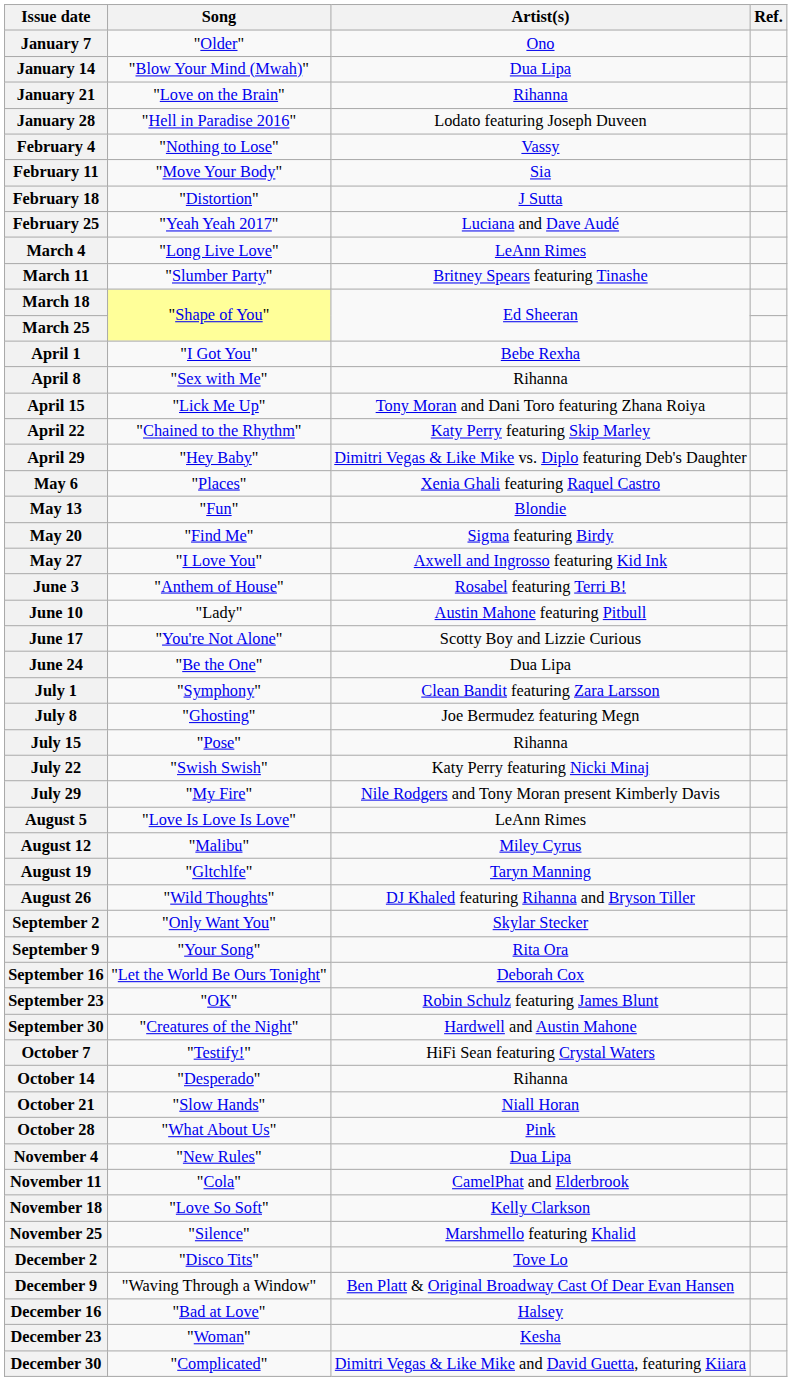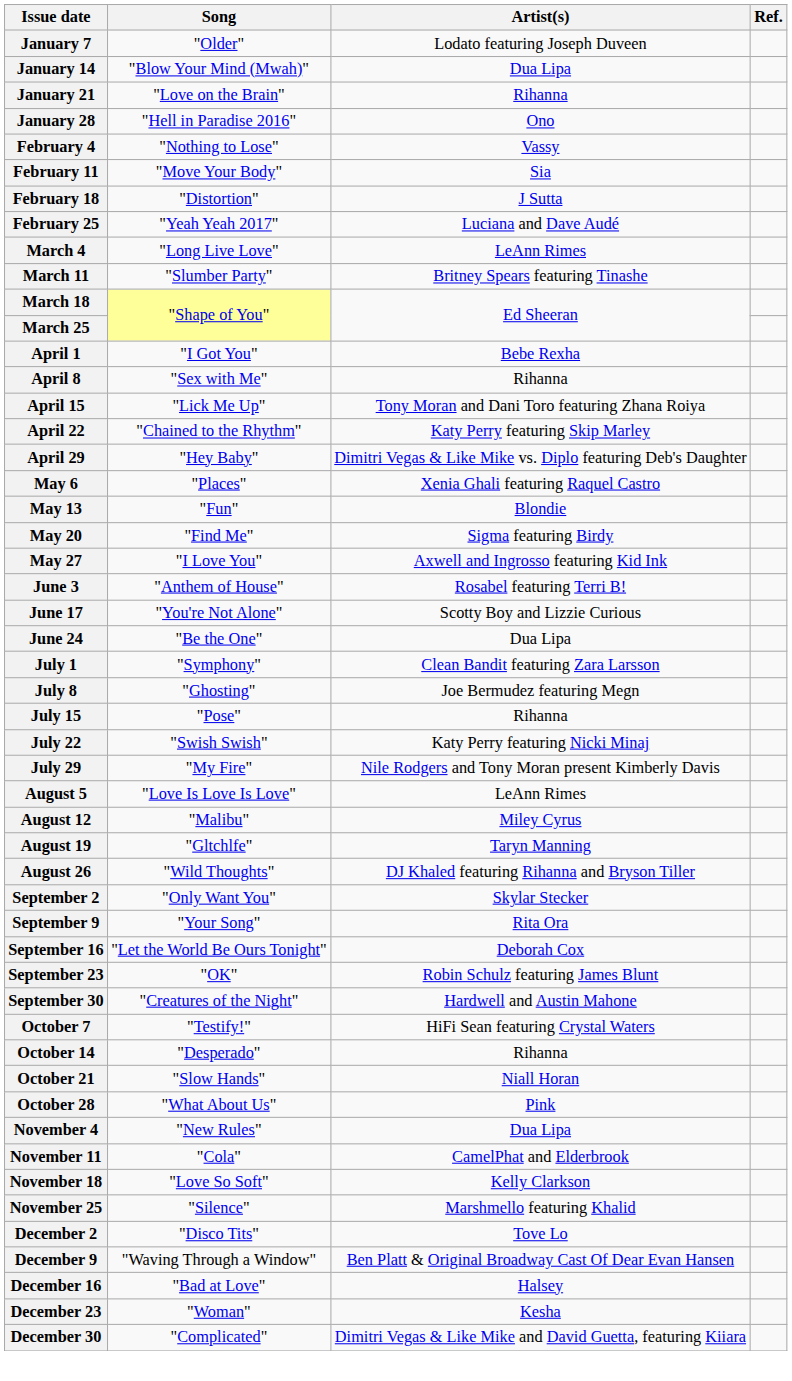(540, 43) Ono -> (540, 43) Lodato featuring Joseph Duveen
(540, 120) Lodato featuring Joseph Duveen -> (540, 120) Ono
- row: (56, 612)
